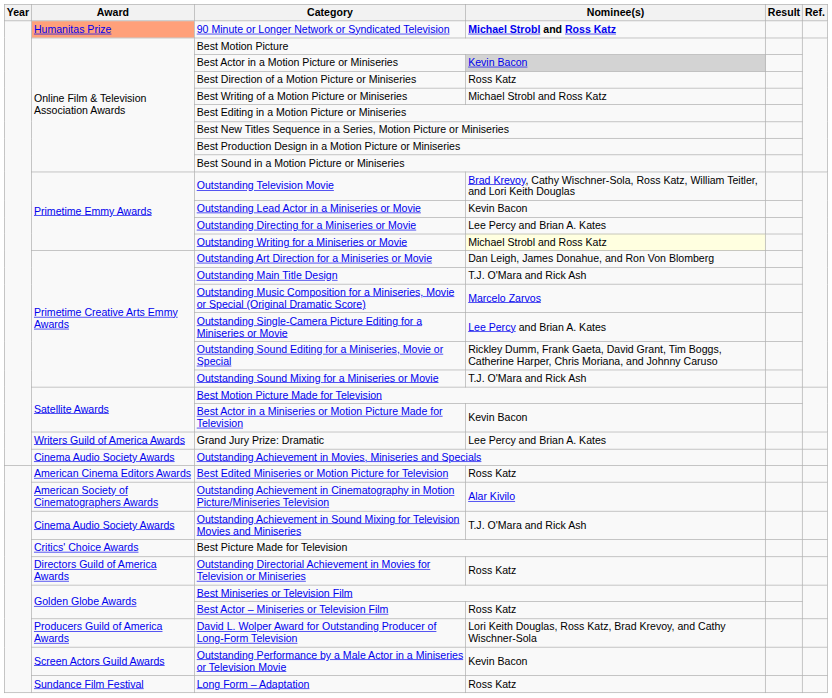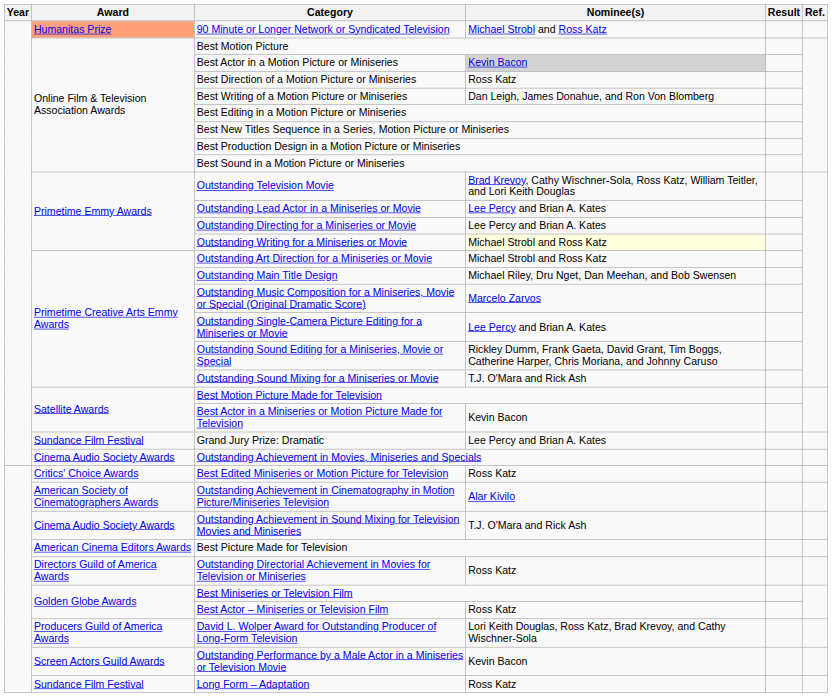(542, 29) bold -> (537, 29) normal
(537, 96) Michael Strobl and Ross Katz -> (591, 96) Dan Leigh, James Donahue, and Ron Von Blomberg
(498, 208) Kevin Bacon -> (537, 208) Lee Percy and Brian A. Kates
(591, 259) Dan Leigh, James Donahue, and Ron Von Blomberg -> (537, 259) Michael Strobl and Ross Katz
(527, 275) T.J. O'Mara and Rick Ash -> (602, 275) Michael Riley, Dru Nget, Dan Meehan, and Bob Swensen
(109, 440) Writers Guild of America Awards -> (89, 440) Sundance Film Festival
(112, 474) American Cinema Editors Awards -> (86, 474) Critics' Choice Awards
(86, 548) Critics' Choice Awards -> (112, 548) American Cinema Editors Awards
